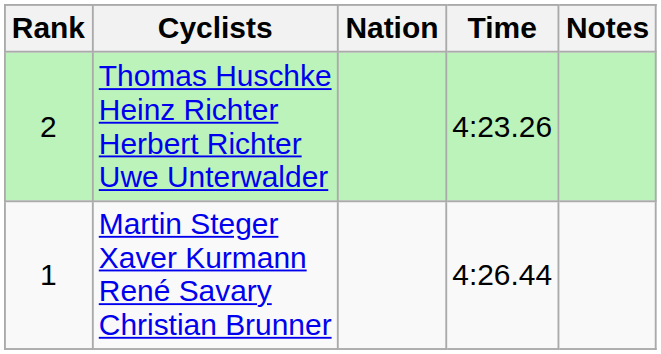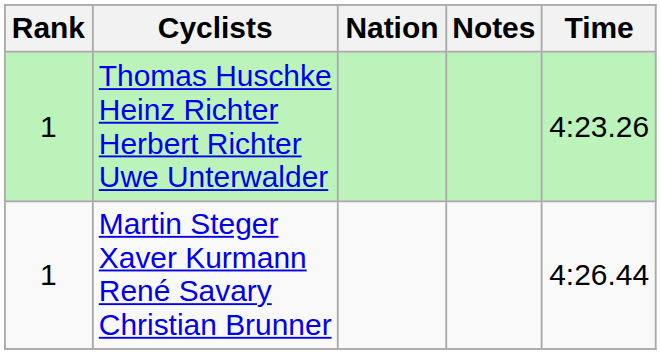columns swapped: (502, 28) <-> (607, 28)
(48, 126) 2 -> (48, 126) 1
